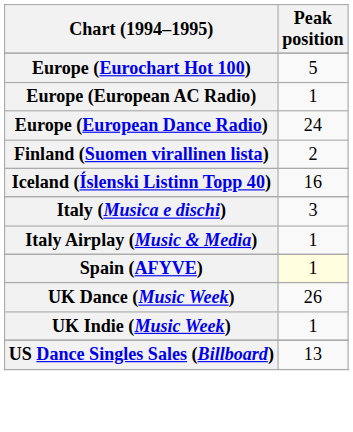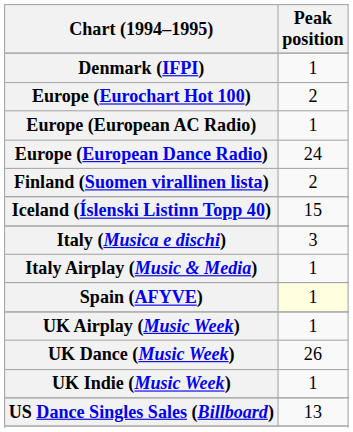+ row: (141, 67)
(313, 67) 5 -> (313, 96) 2
(313, 182) 16 -> (313, 211) 15
+ row: (141, 325)
